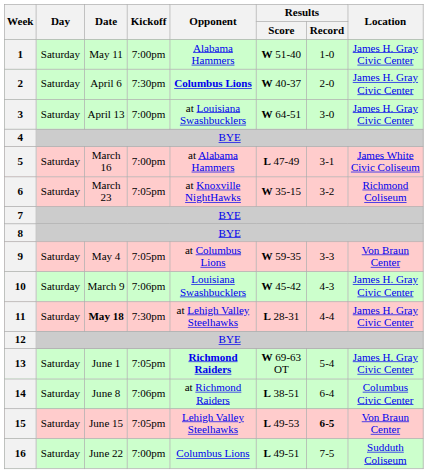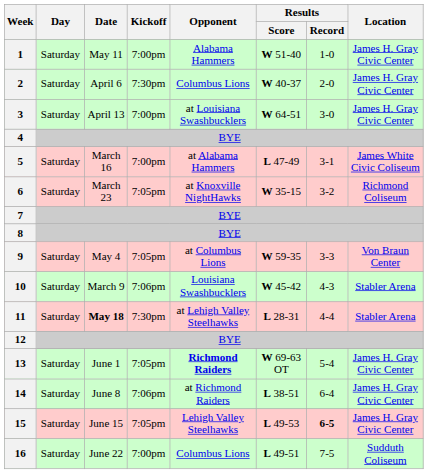(213, 84) bold -> (213, 84) normal
(385, 286) James H. Gray Civic Center -> (385, 286) Stabler Arena
(385, 316) James H. Gray Civic Center -> (385, 316) Stabler Arena
(385, 393) Columbus Civic Center -> (385, 393) James H. Gray Civic Center
(385, 423) Von Braun Center -> (385, 423) James H. Gray Civic Center
